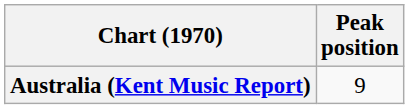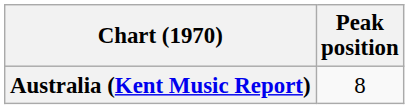(360, 84) 9 -> (360, 84) 8
